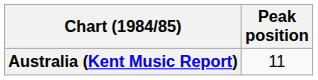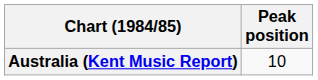(277, 61) 11 -> (277, 61) 10
